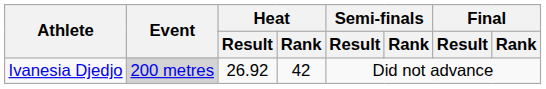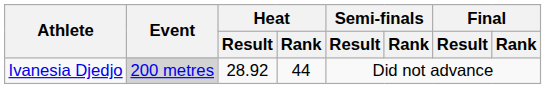(247, 71) 26.92 -> (247, 71) 28.92
(301, 71) 42 -> (301, 71) 44
